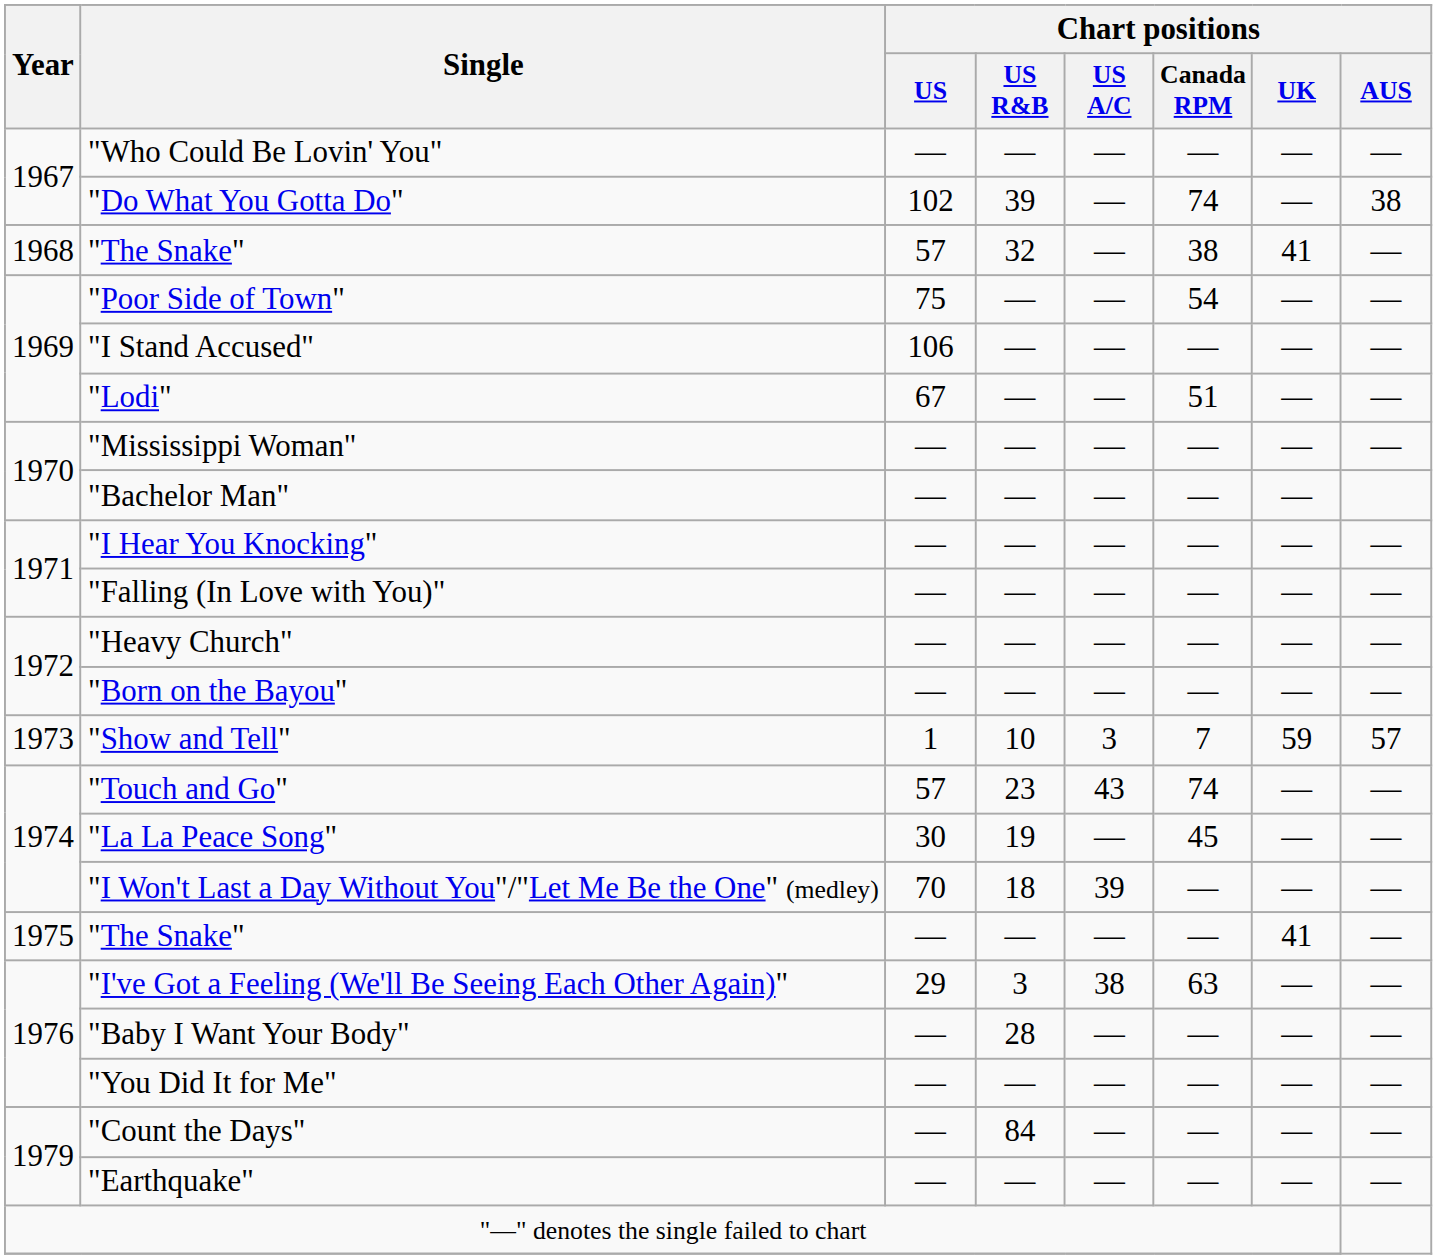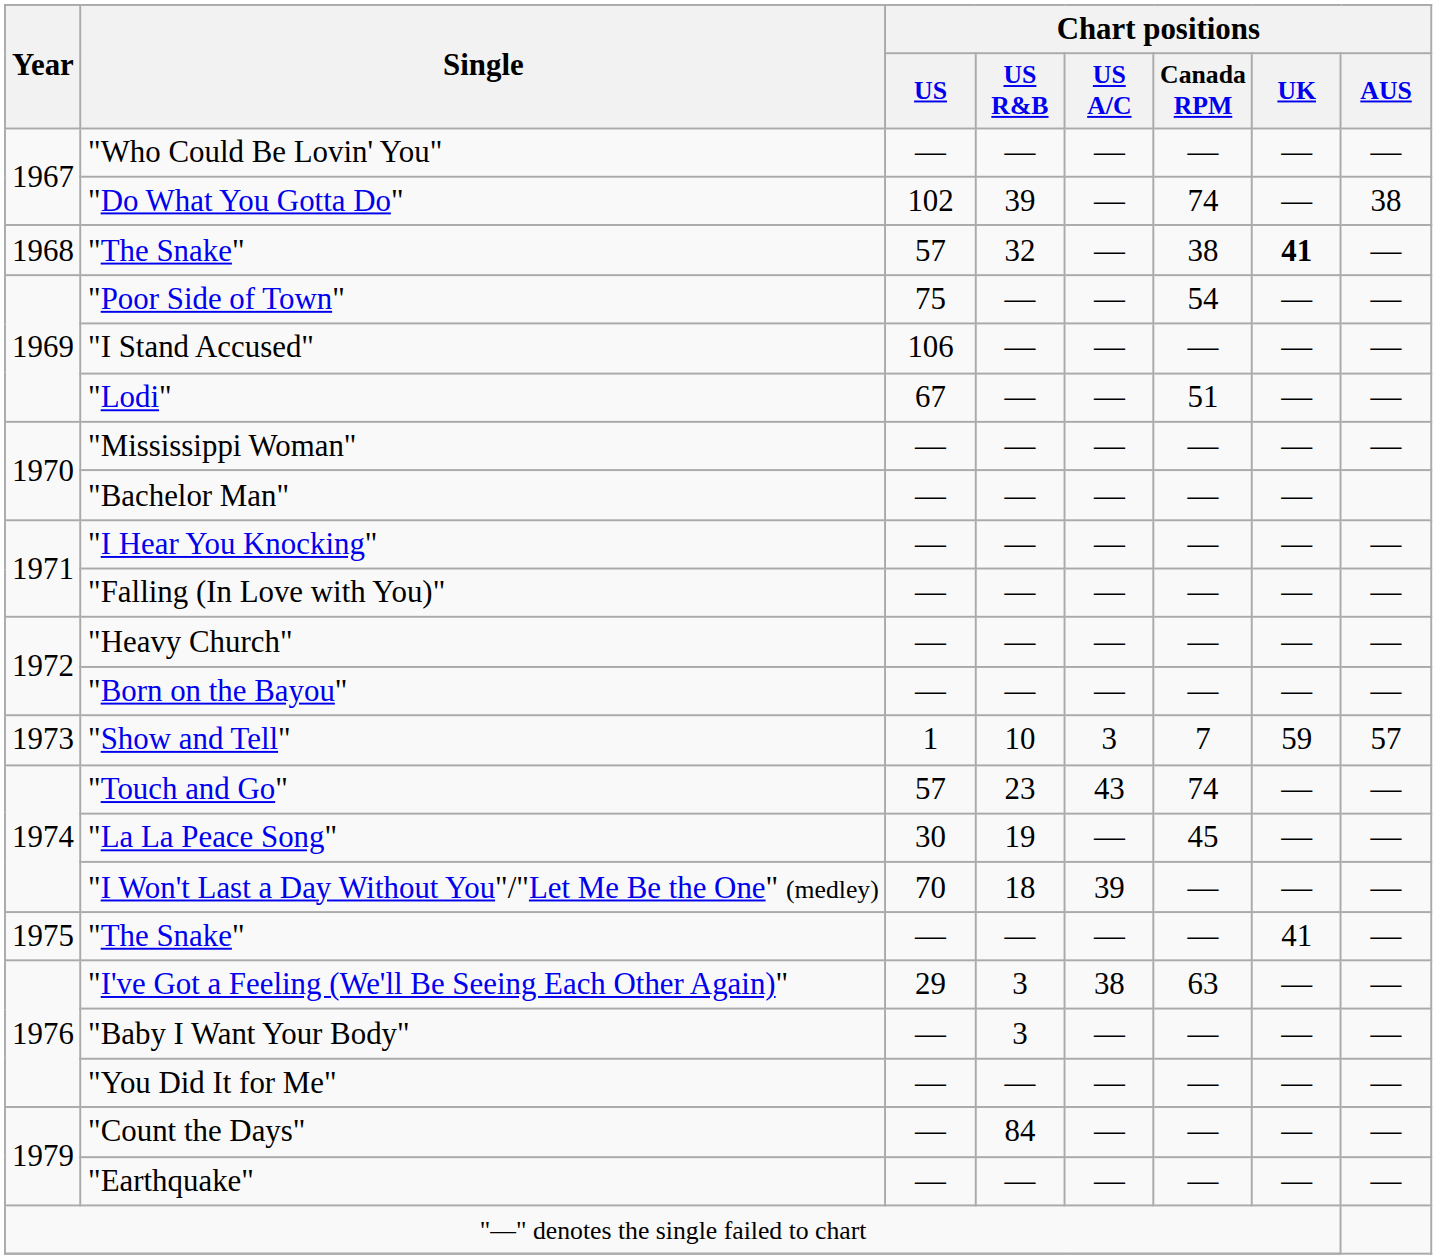(1297, 249) normal -> (1297, 249) bold
(1020, 1033) 28 -> (1020, 1033) 3
